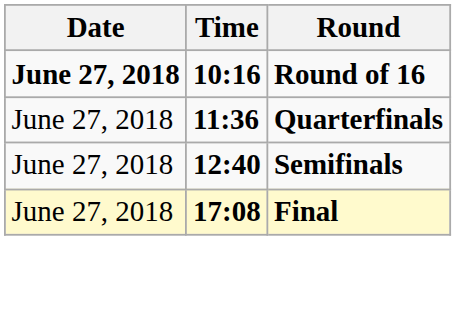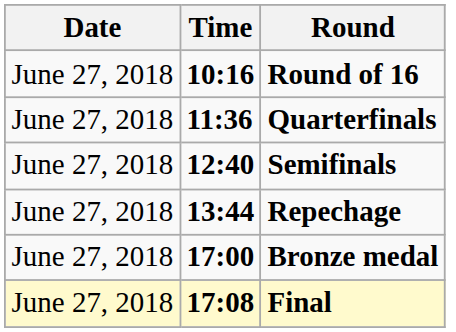(96, 73) bold -> (92, 73) normal
+ row: (334, 211)
+ row: (353, 257)
